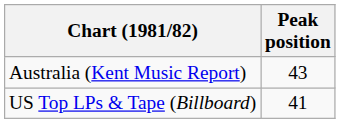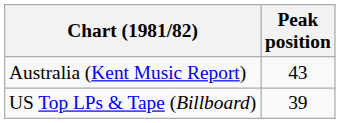(298, 103) 41 -> (298, 103) 39
